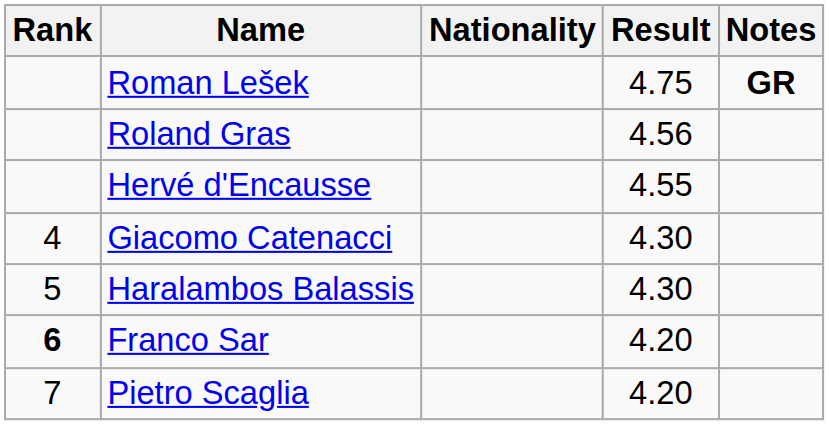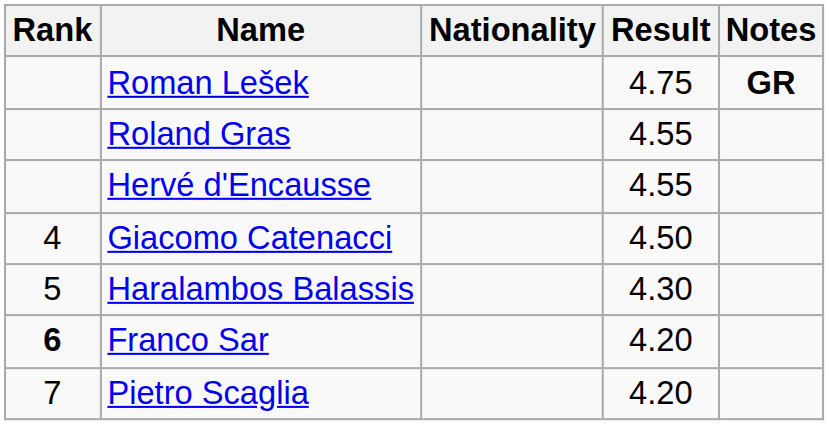(661, 133) 4.56 -> (661, 133) 4.55
(661, 237) 4.30 -> (661, 237) 4.50
